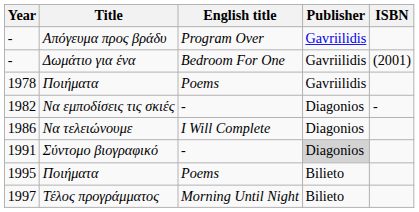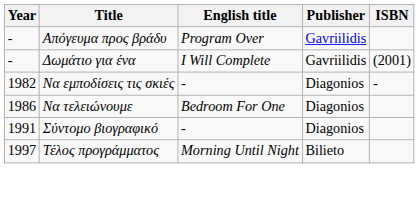(233, 60) Bedroom For One -> (226, 60) I Will Complete
- row: (22, 83)
(226, 128) I Will Complete -> (233, 106) Bedroom For One
(335, 151) lightgrey background -> (335, 128) no background
- row: (22, 173)
